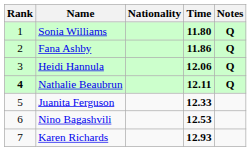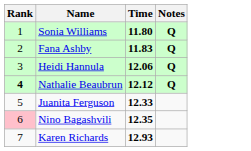- column: (154, 13)
(199, 48) 11.86 -> (140, 48) 11.83
(199, 84) 12.11 -> (140, 84) 12.12
(20, 119) no background -> (20, 119) pink background
(199, 119) 12.53 -> (140, 119) 12.35
